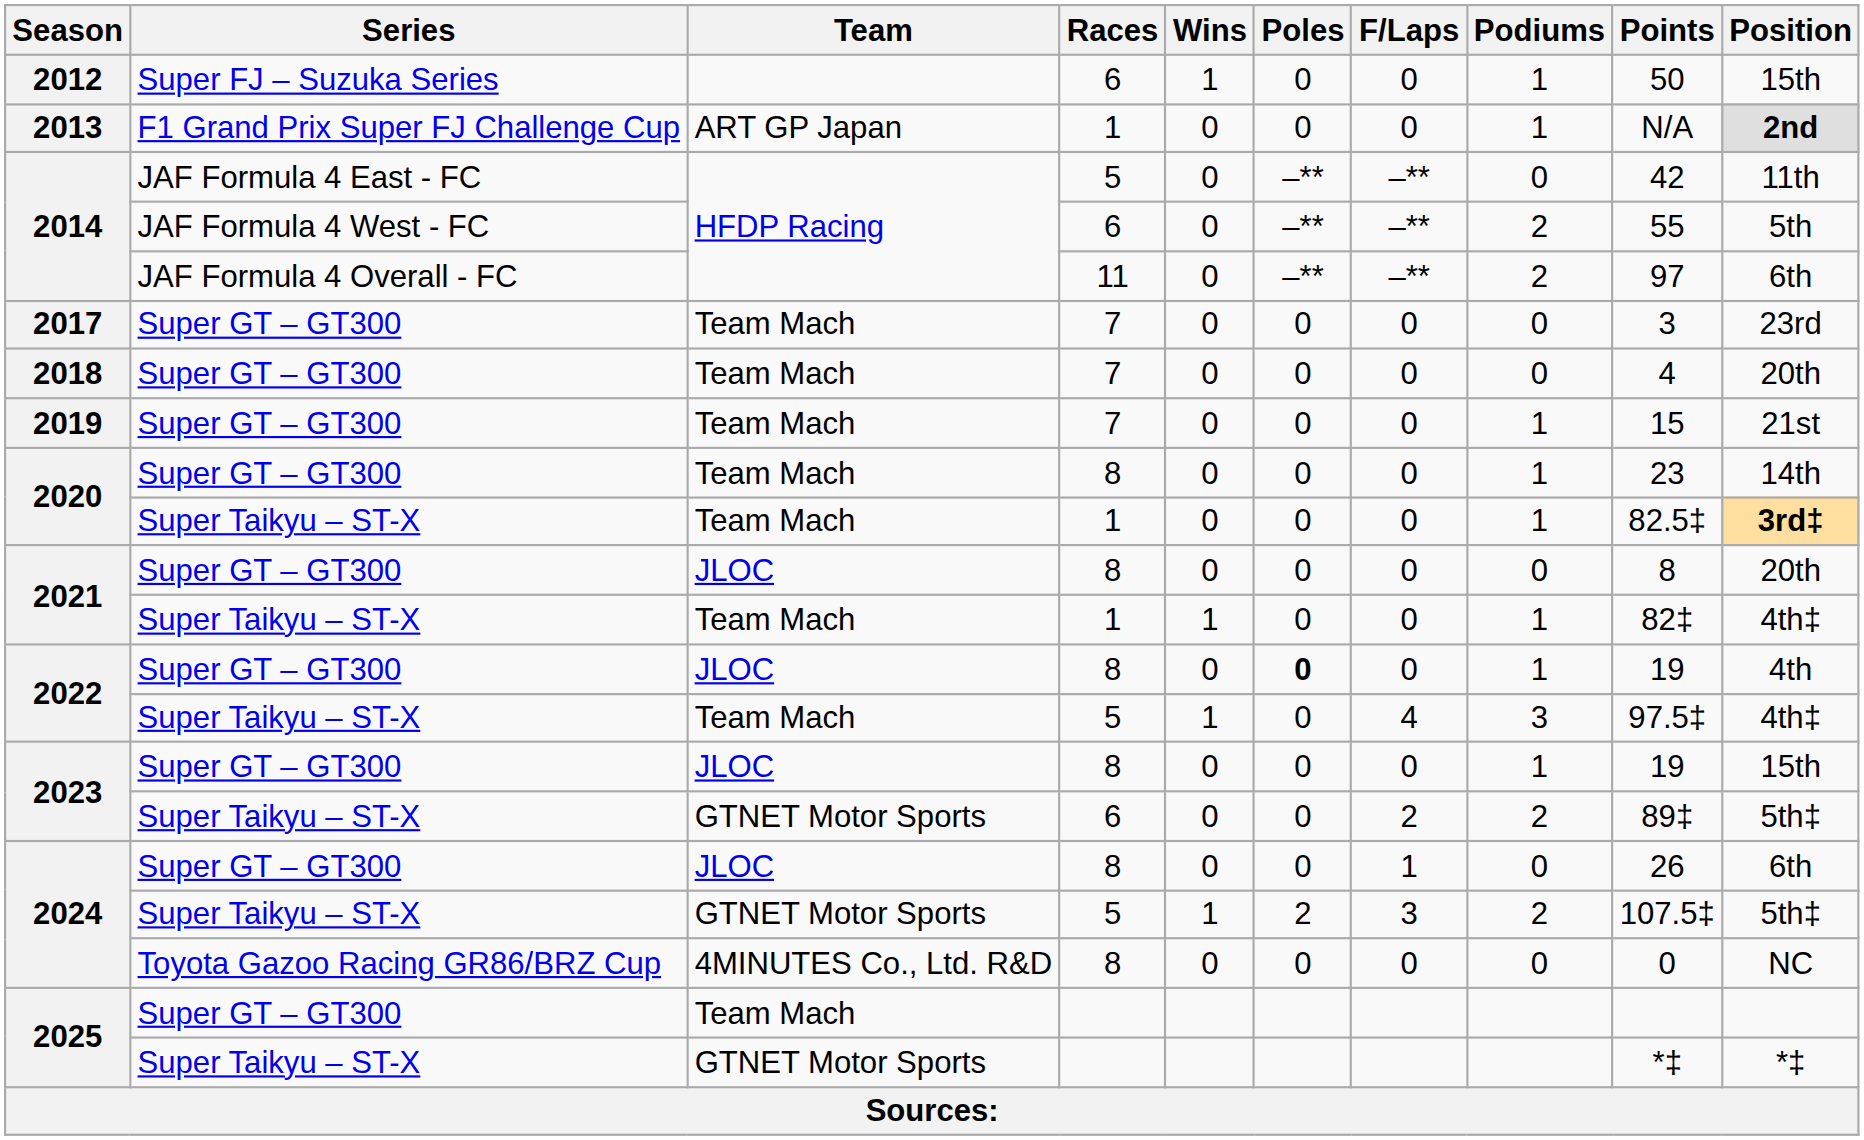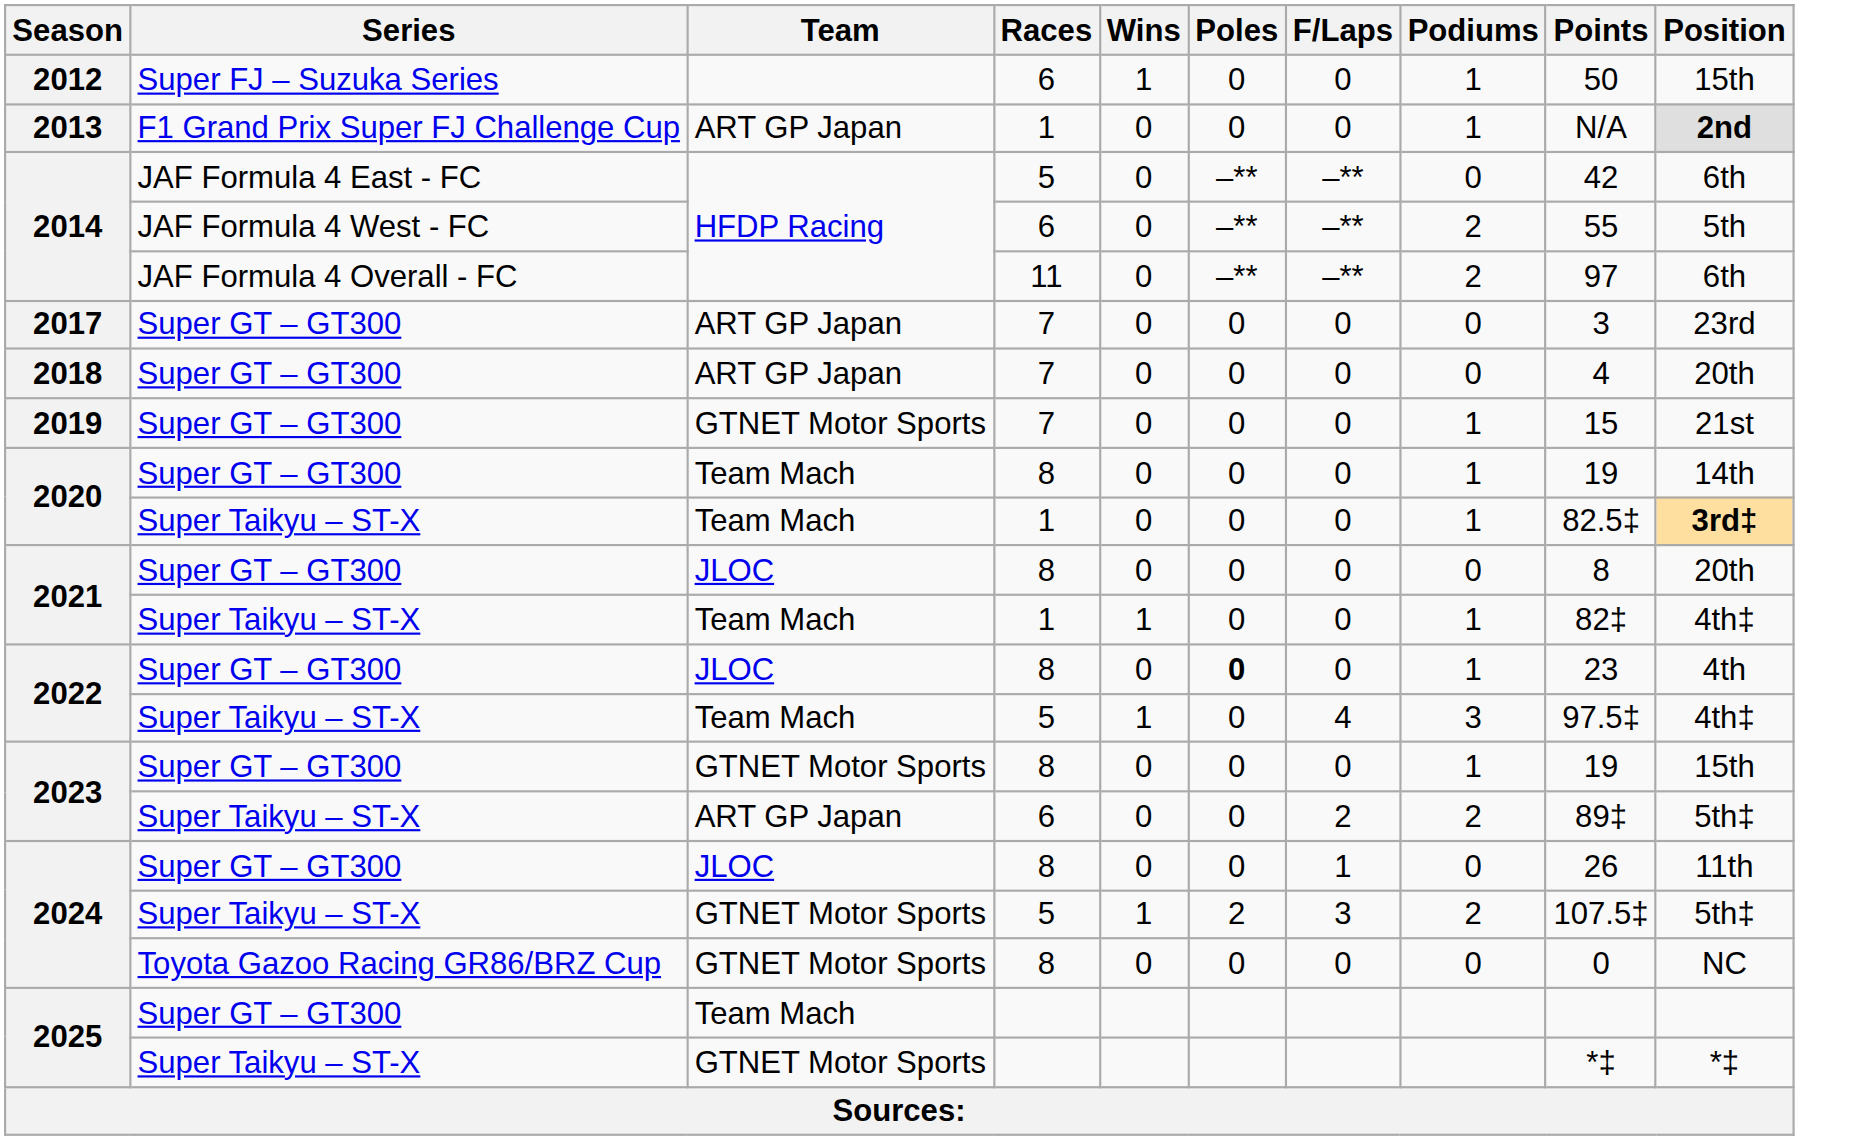(1791, 177) 11th -> (1724, 177) 6th
(775, 325) Team Mach -> (798, 325) ART GP Japan
(775, 374) Team Mach -> (798, 374) ART GP Japan
(775, 423) Team Mach -> (840, 423) GTNET Motor Sports
(1667, 472) 23 -> (1601, 472) 19
(1667, 669) 19 -> (1601, 669) 23
(734, 767) JLOC -> (840, 767) GTNET Motor Sports
(840, 816) GTNET Motor Sports -> (798, 816) ART GP Japan
(1791, 865) 6th -> (1724, 865) 11th
(873, 964) 4MINUTES Co., Ltd. R&D -> (840, 964) GTNET Motor Sports
